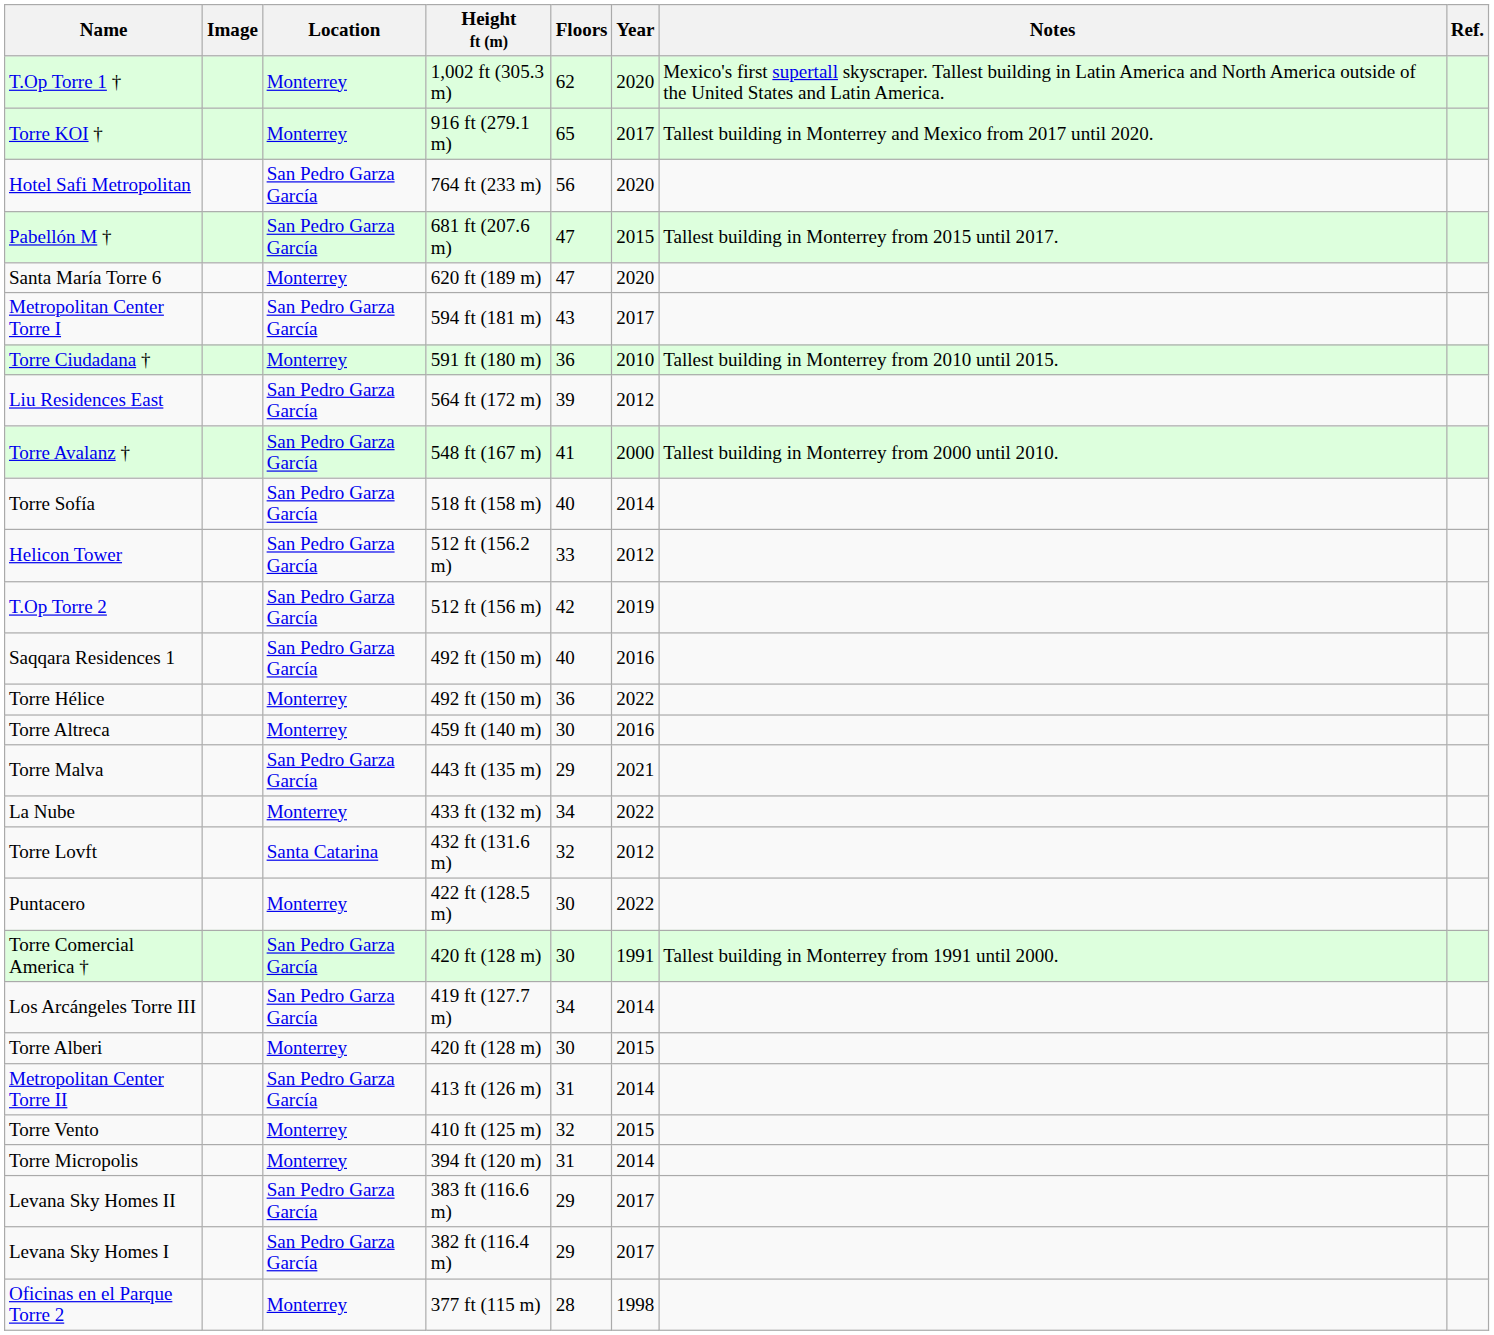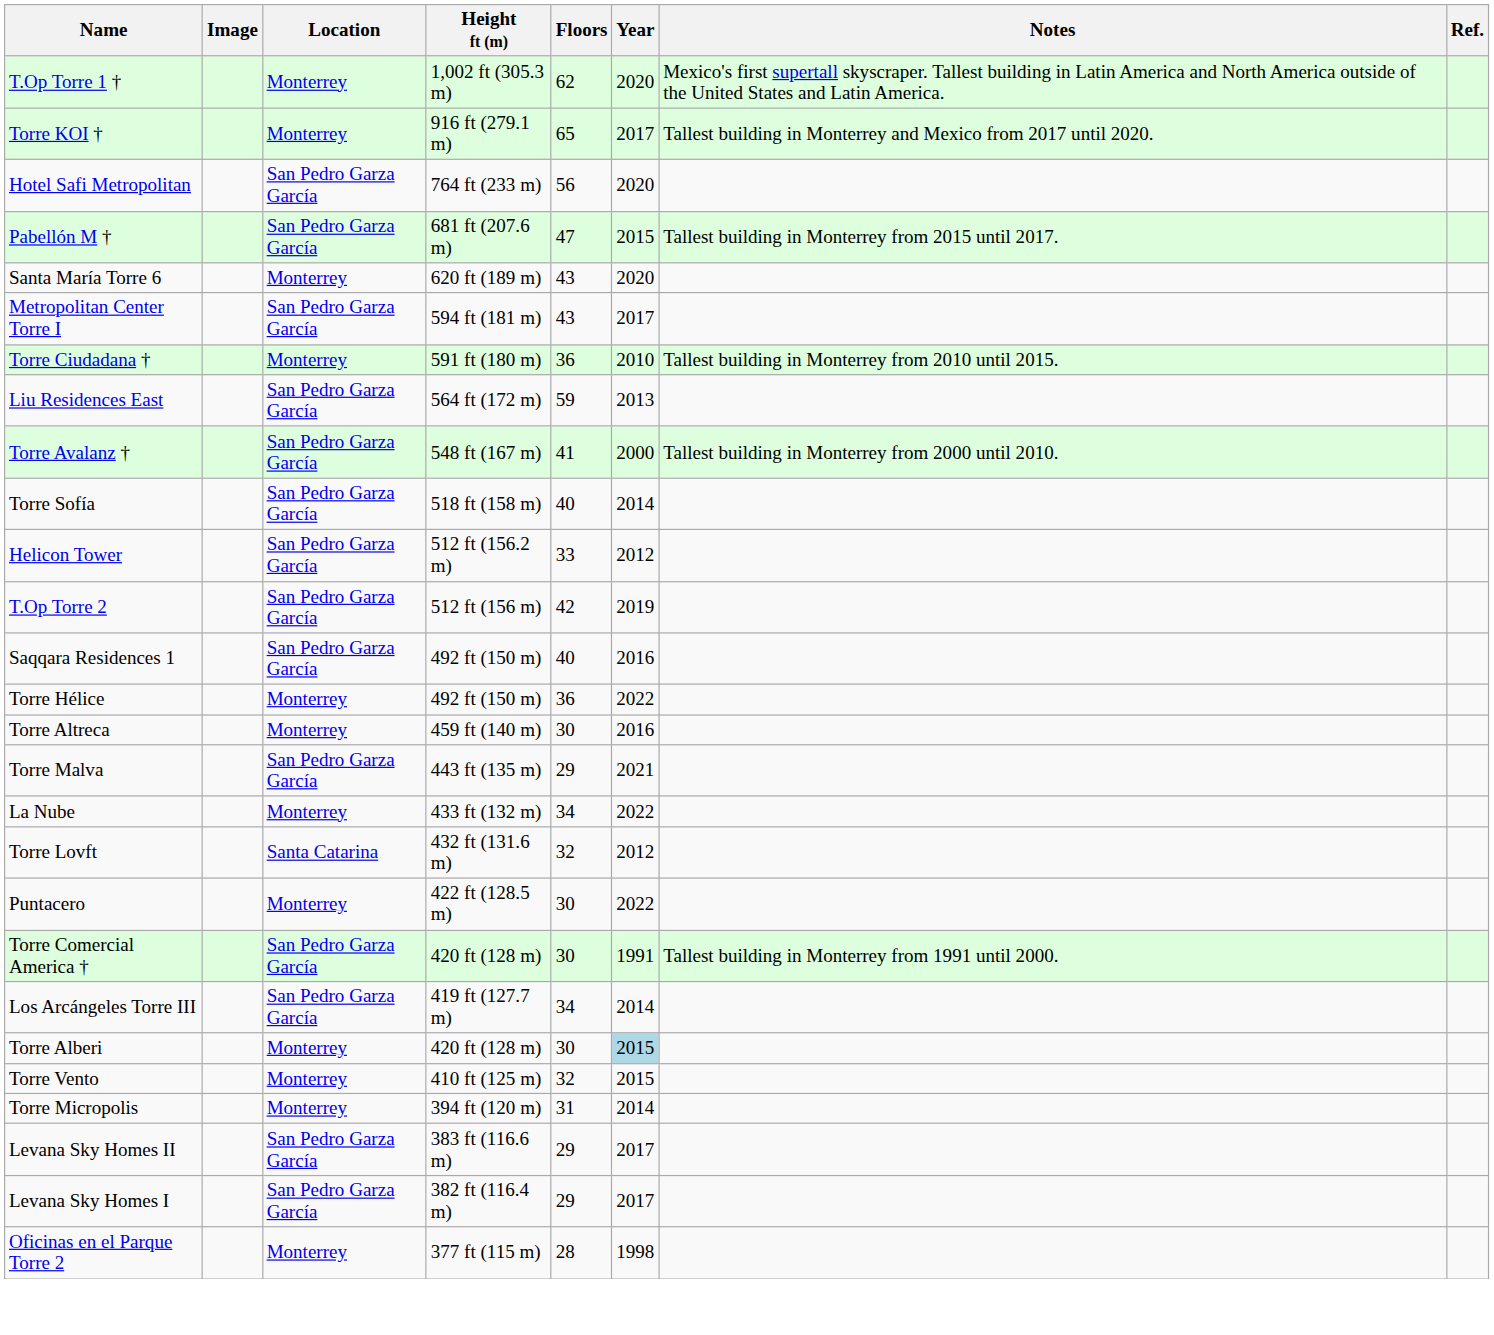(565, 277) 47 -> (565, 277) 43
(565, 400) 39 -> (565, 400) 59
(635, 400) 2012 -> (635, 400) 2013
(635, 1048) no background -> (635, 1048) lightblue background
- row: (86, 1088)
